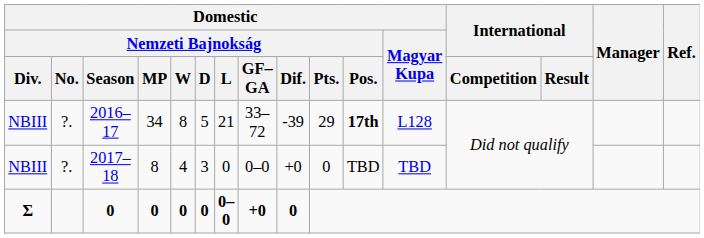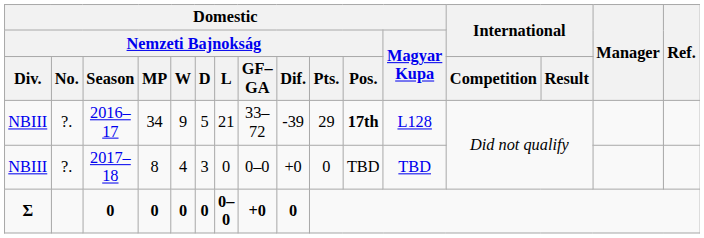(183, 122) 8 -> (183, 122) 9
